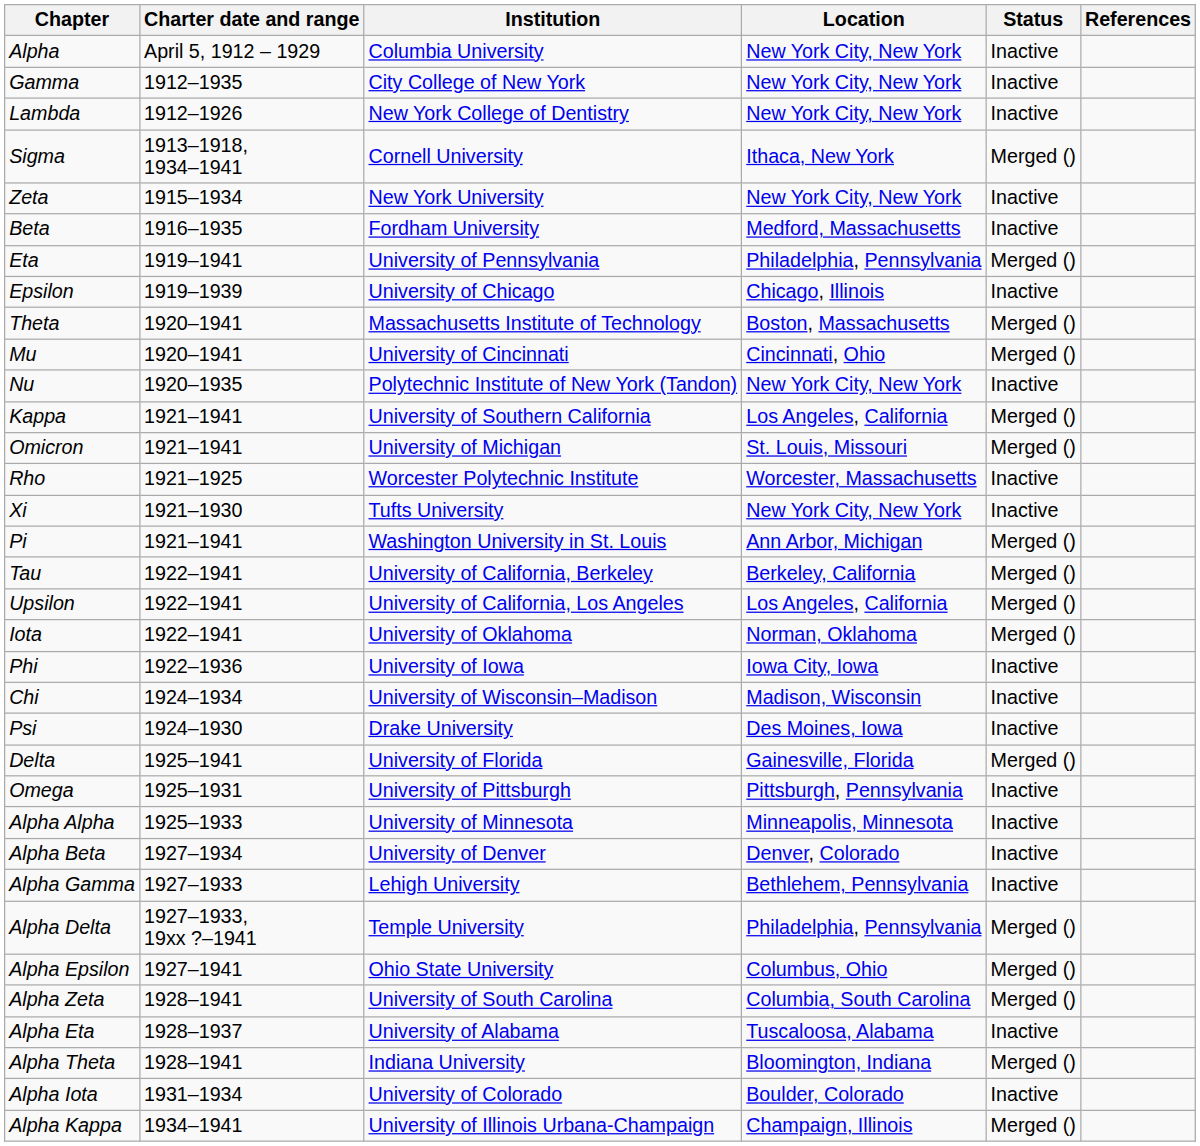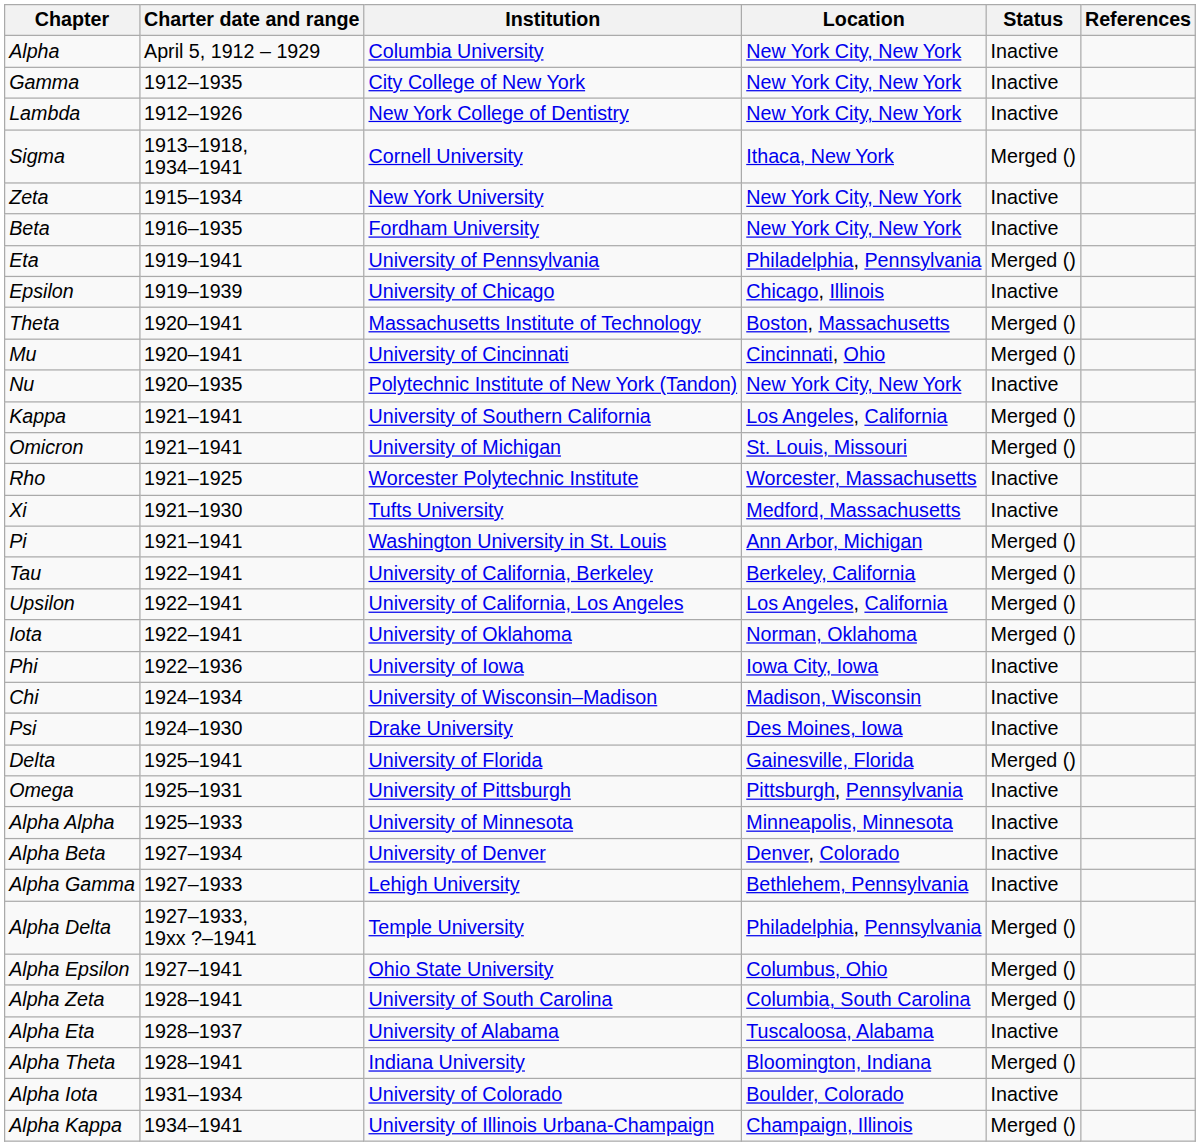(853, 229) Medford, Massachusetts -> (854, 229) New York City, New York
(854, 510) New York City, New York -> (853, 510) Medford, Massachusetts
